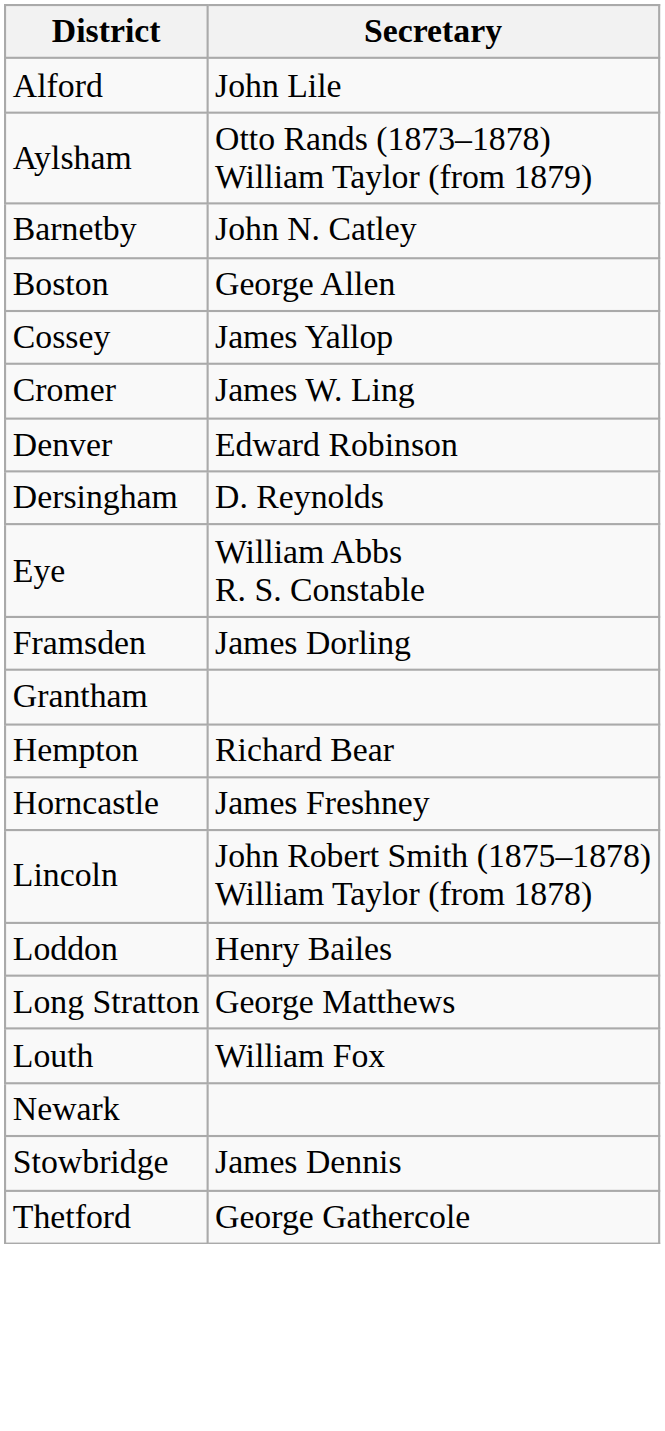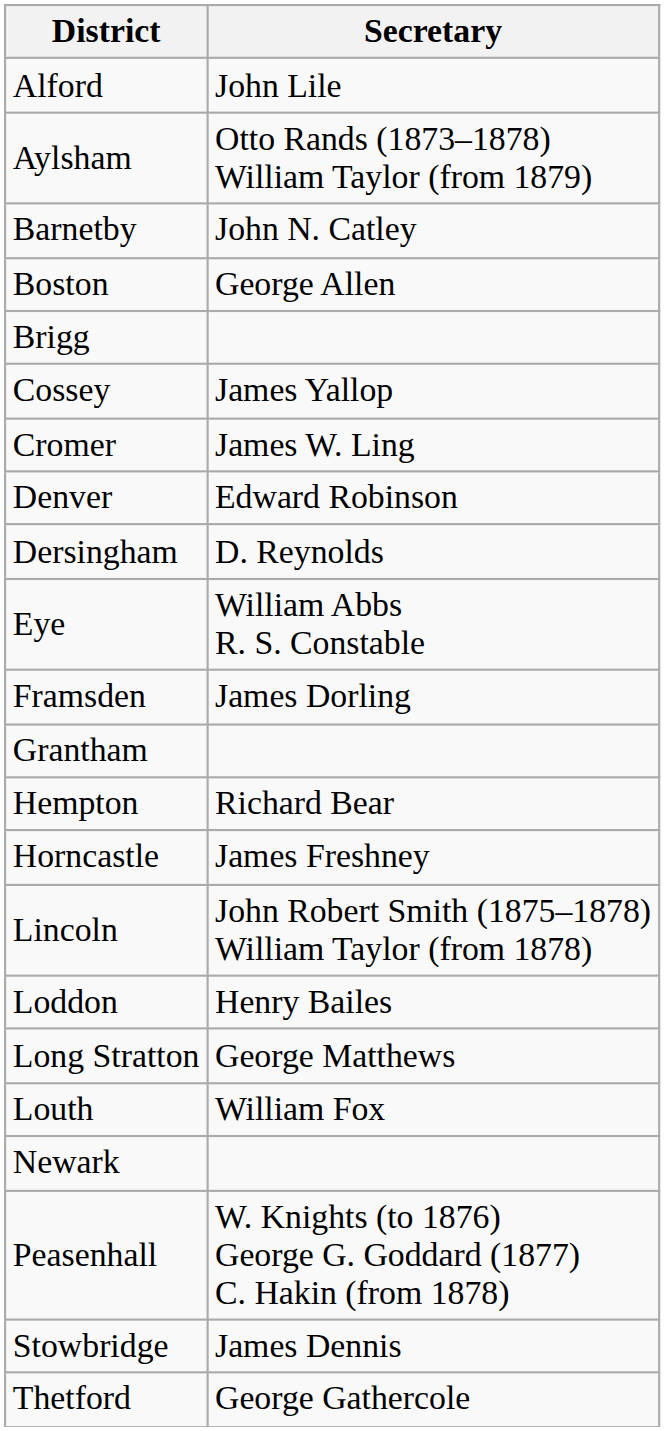+ row: (51, 336)
+ row: (85, 1254)
